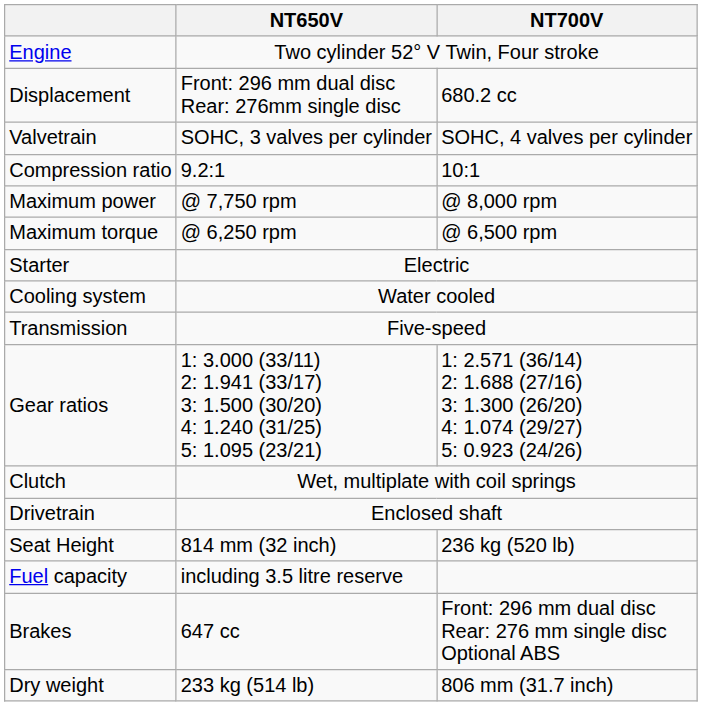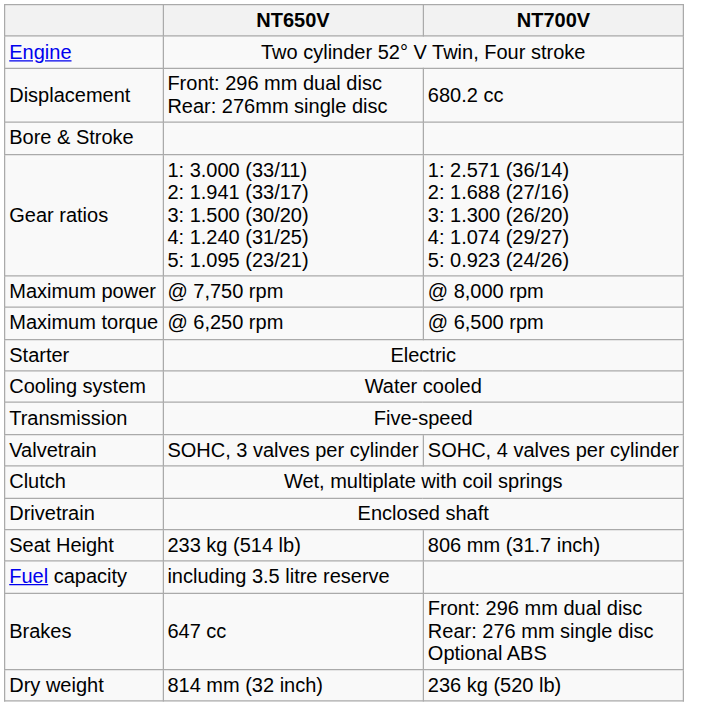+ row: (71, 138)
rows swapped: (53, 138) <-> (59, 405)
- row: (90, 169)
(259, 545) 814 mm (32 inch) -> (234, 545) 233 kg (514 lb)
(508, 545) 236 kg (520 lb) -> (514, 545) 806 mm (31.7 inch)
(247, 685) 233 kg (514 lb) -> (245, 685) 814 mm (32 inch)
(527, 685) 806 mm (31.7 inch) -> (495, 685) 236 kg (520 lb)
